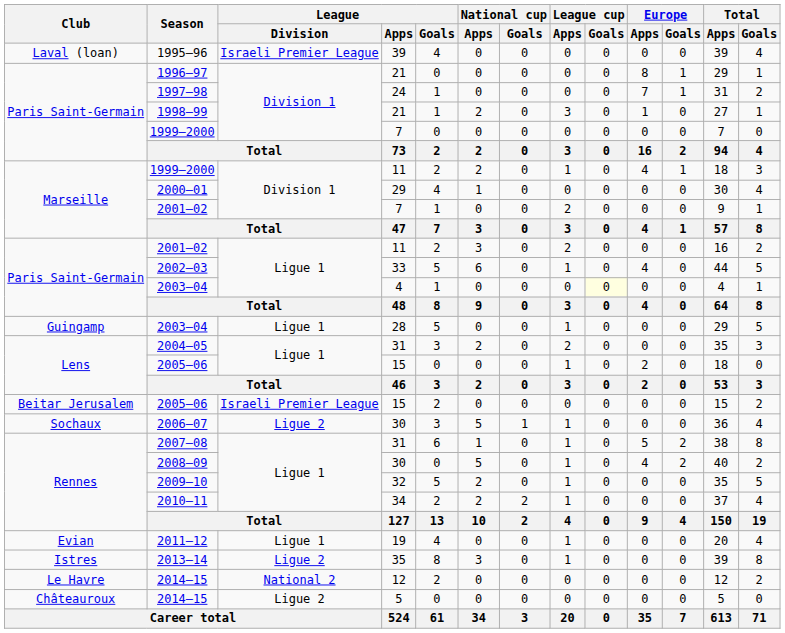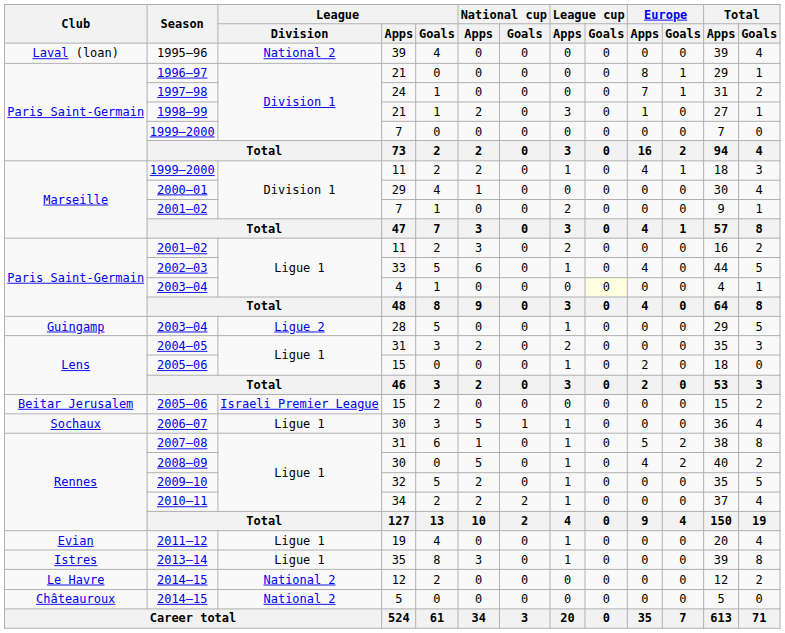(300, 53) Israeli Premier League -> (300, 53) National 2
(300, 326) Ligue 1 -> (300, 326) Ligue 2
(300, 424) Ligue 2 -> (300, 424) Ligue 1
(300, 560) Ligue 2 -> (300, 560) Ligue 1
(300, 599) Ligue 2 -> (300, 599) National 2
